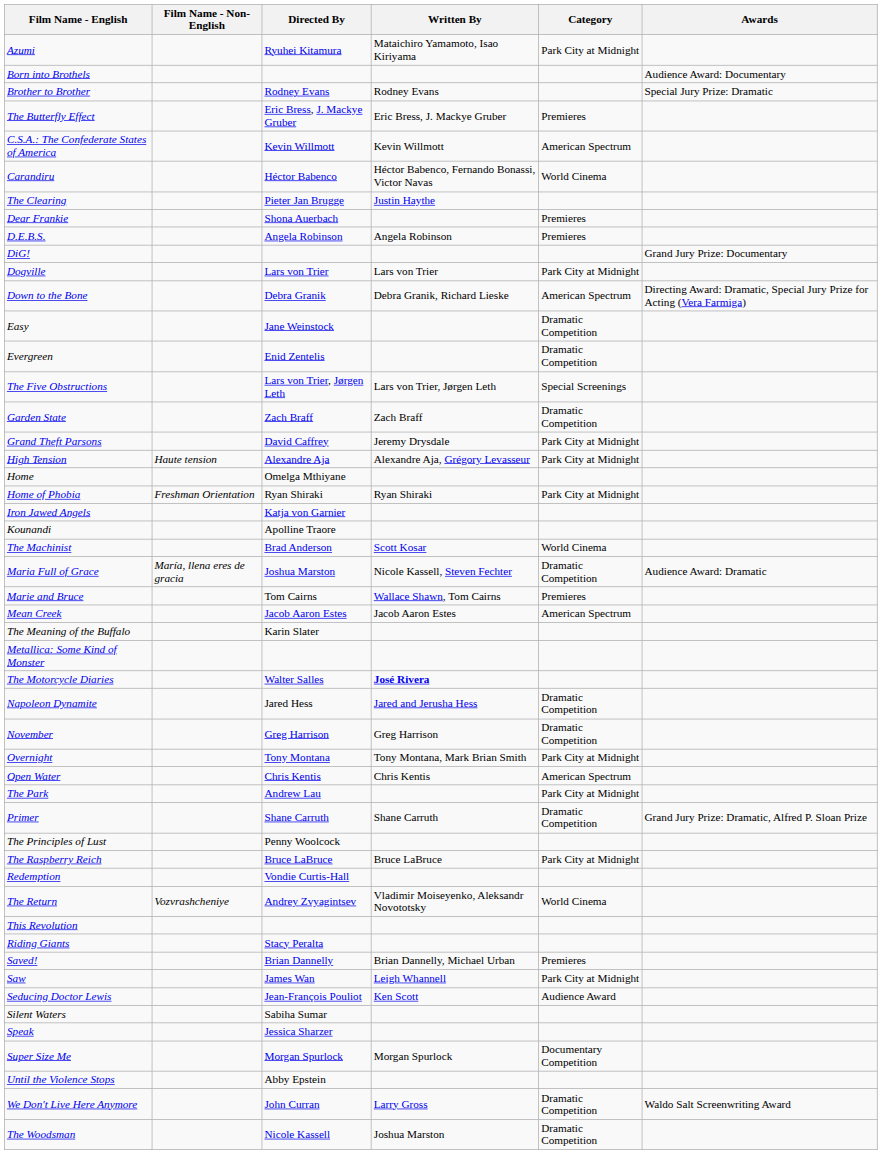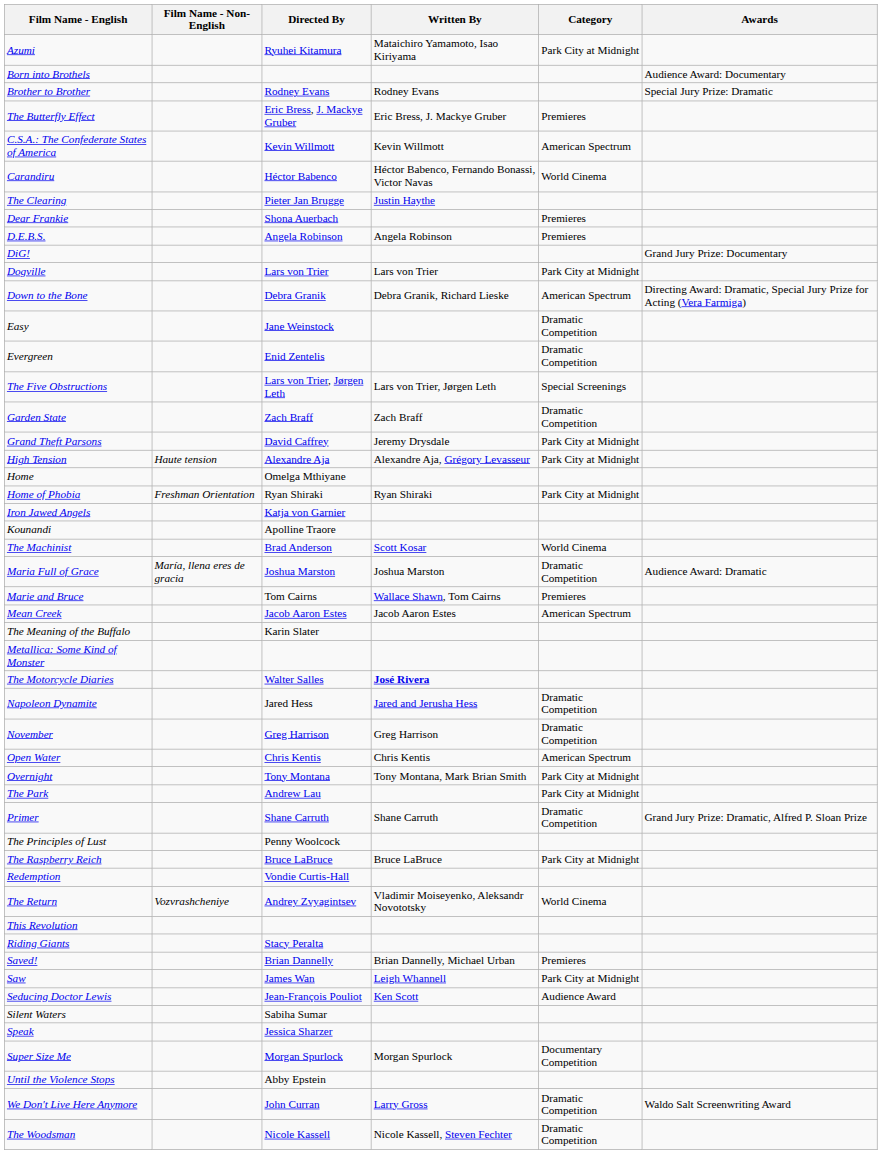(443, 571) Nicole Kassell, Steven Fechter -> (409, 571) Joshua Marston
rows swapped: (34, 775) <-> (30, 758)
(409, 1134) Joshua Marston -> (443, 1134) Nicole Kassell, Steven Fechter
